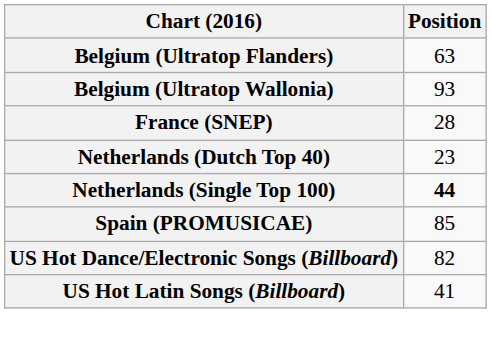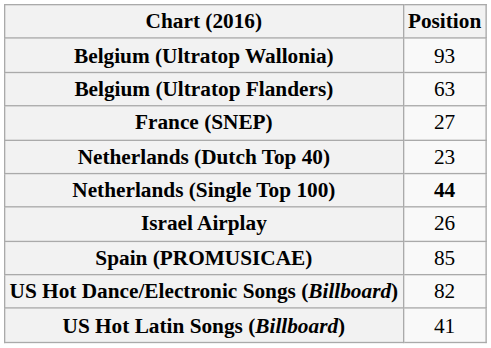rows swapped: (204, 55) <-> (204, 88)
(445, 122) 28 -> (445, 122) 27
+ row: (204, 223)
